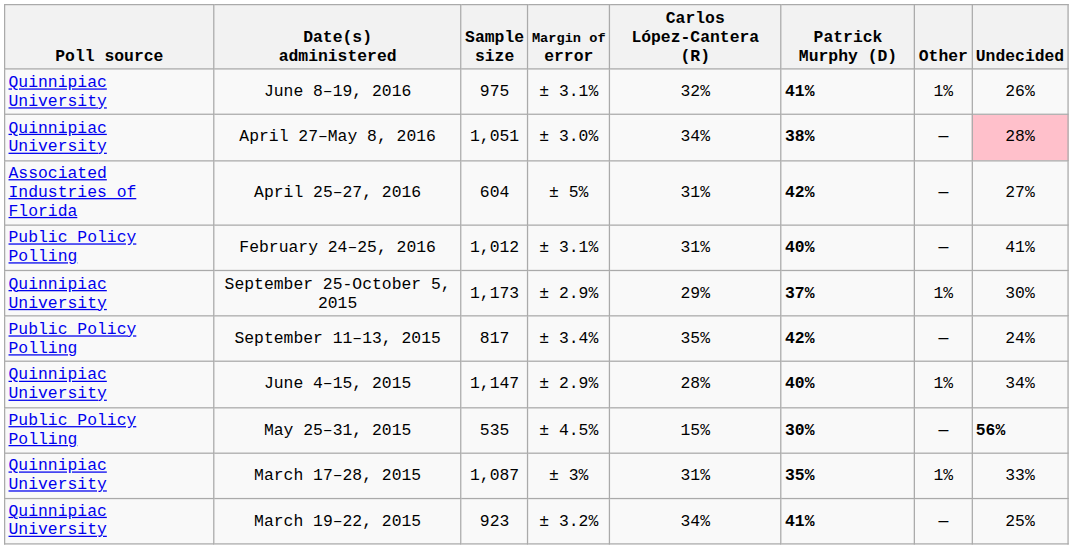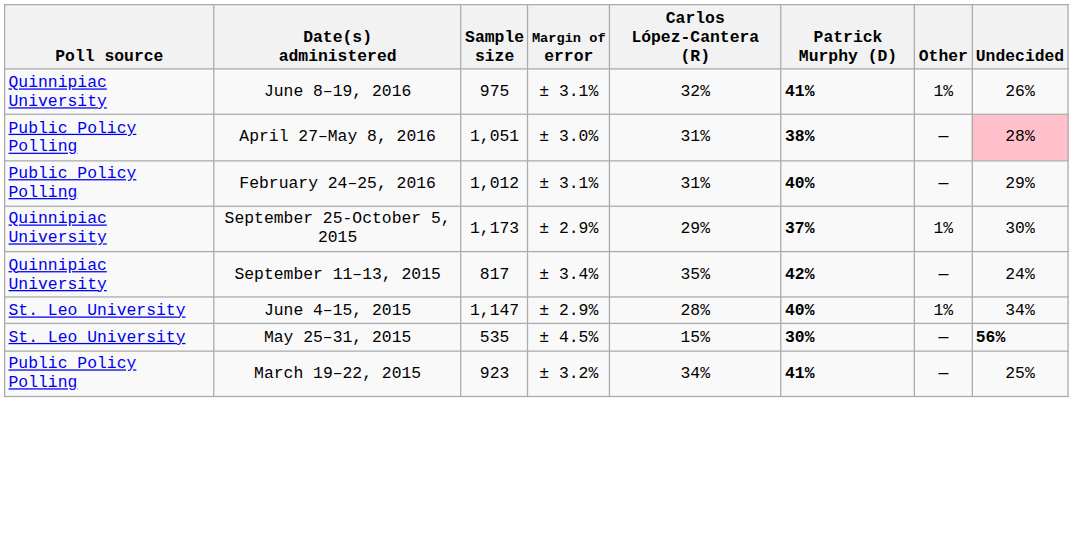(58, 138) Quinnipiac University -> (72, 138) Public Policy Polling
(695, 138) 34% -> (695, 138) 31%
- row: (338, 193)
(1020, 248) 41% -> (1020, 183) 29%
(72, 339) Public Policy Polling -> (58, 274) Quinnipiac University
(58, 384) Quinnipiac University -> (97, 310) St. Leo University
(72, 430) Public Policy Polling -> (97, 337) St. Leo University
- row: (338, 476)
(58, 521) Quinnipiac University -> (72, 373) Public Policy Polling
